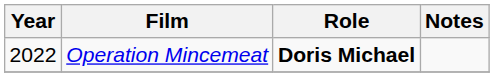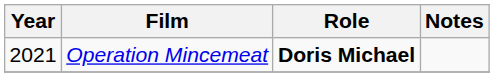(33, 54) 2022 -> (33, 54) 2021
